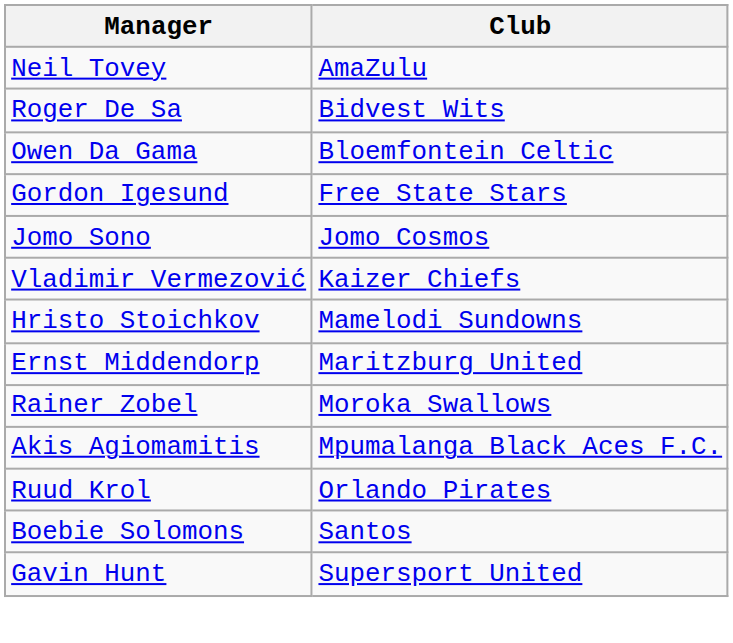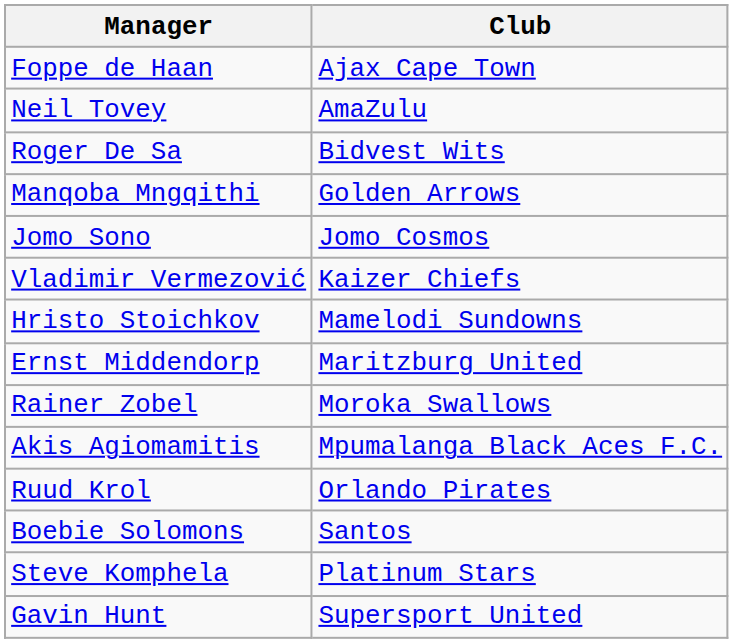+ row: (112, 68)
- row: (104, 153)
- row: (120, 195)
+ row: (135, 195)
+ row: (120, 574)
